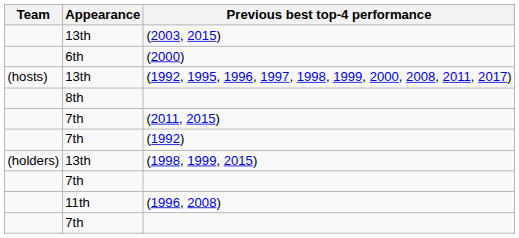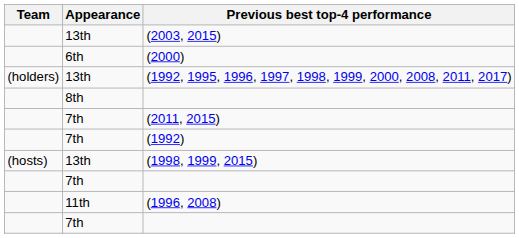(27, 77) (hosts) -> (33, 77) (holders)
(33, 160) (holders) -> (27, 160) (hosts)
